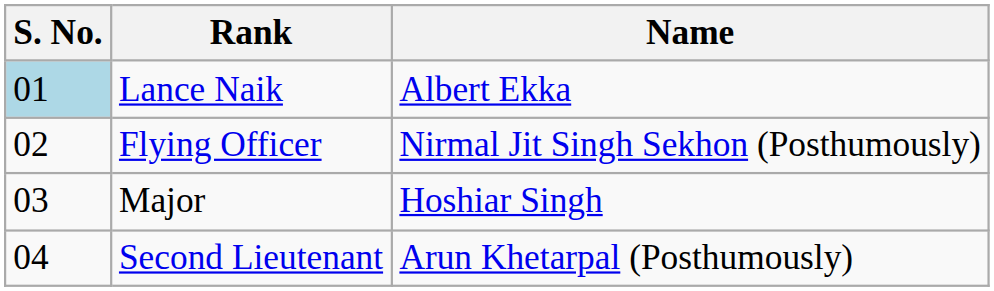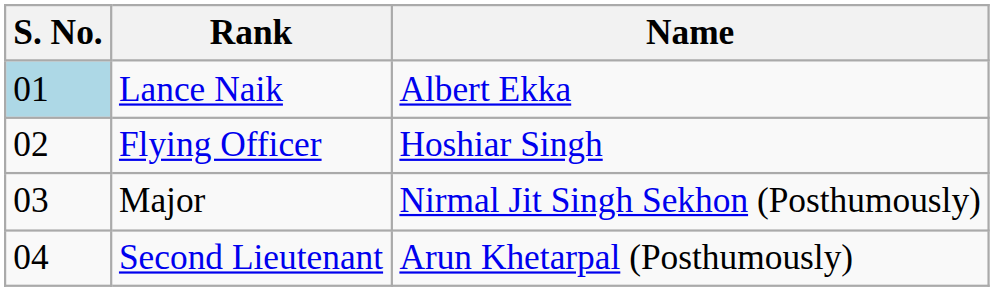(690, 144) Nirmal Jit Singh Sekhon (Posthumously) -> (501, 144) Hoshiar Singh
(501, 200) Hoshiar Singh -> (690, 200) Nirmal Jit Singh Sekhon (Posthumously)
